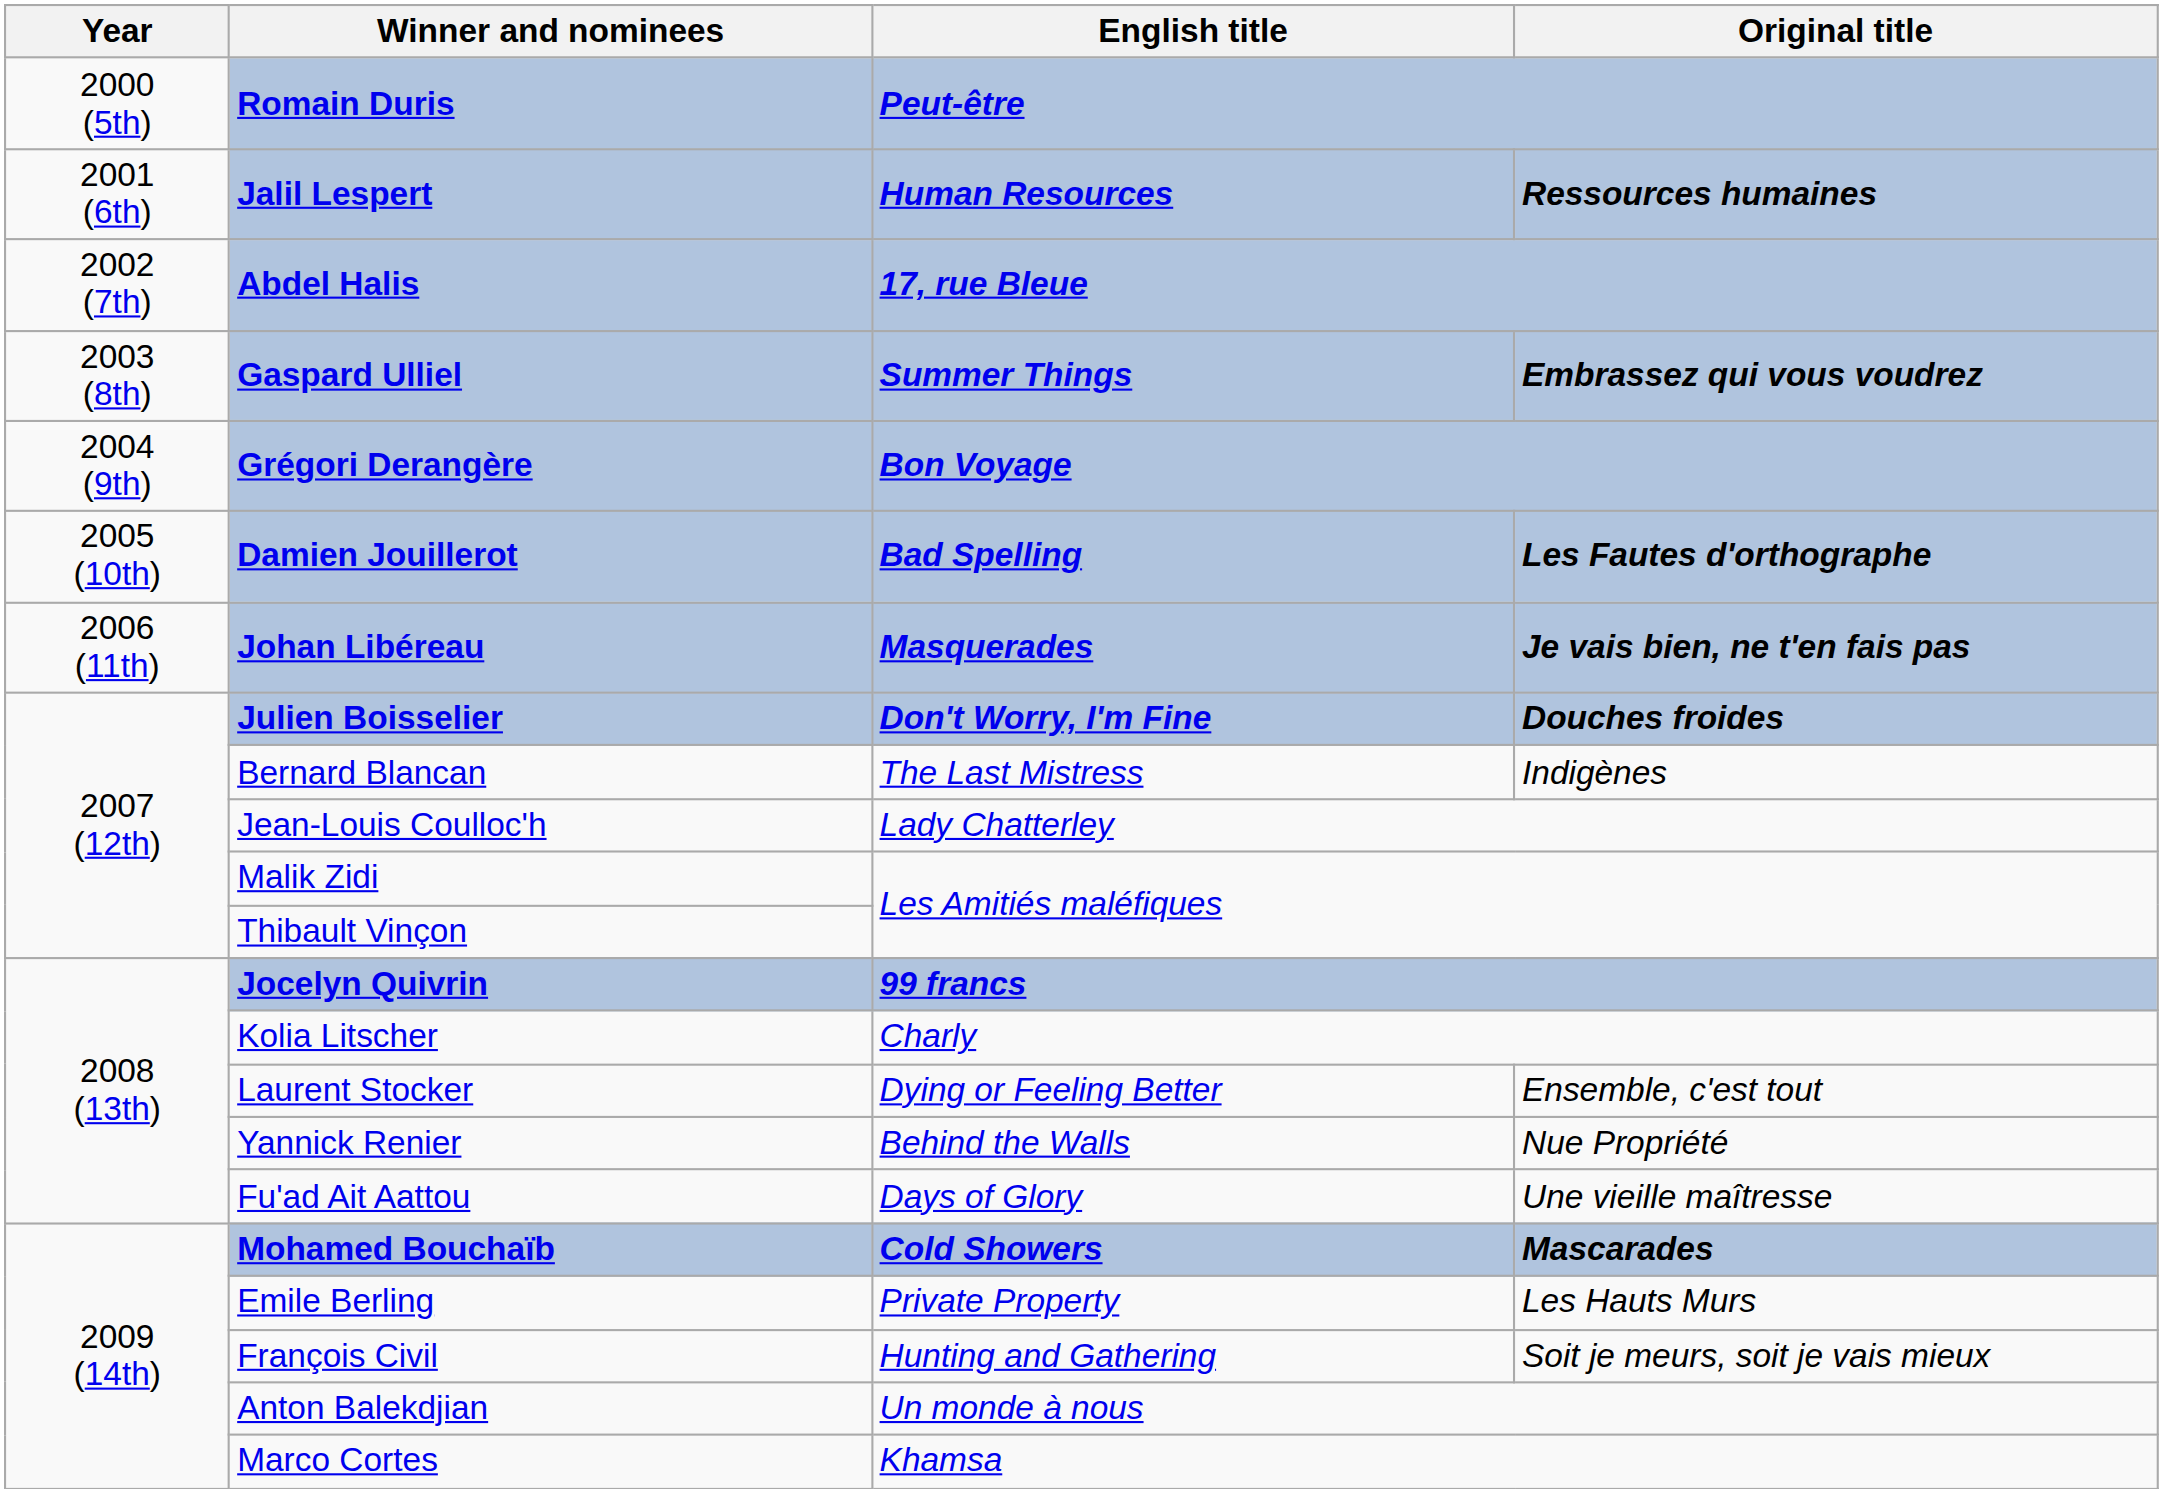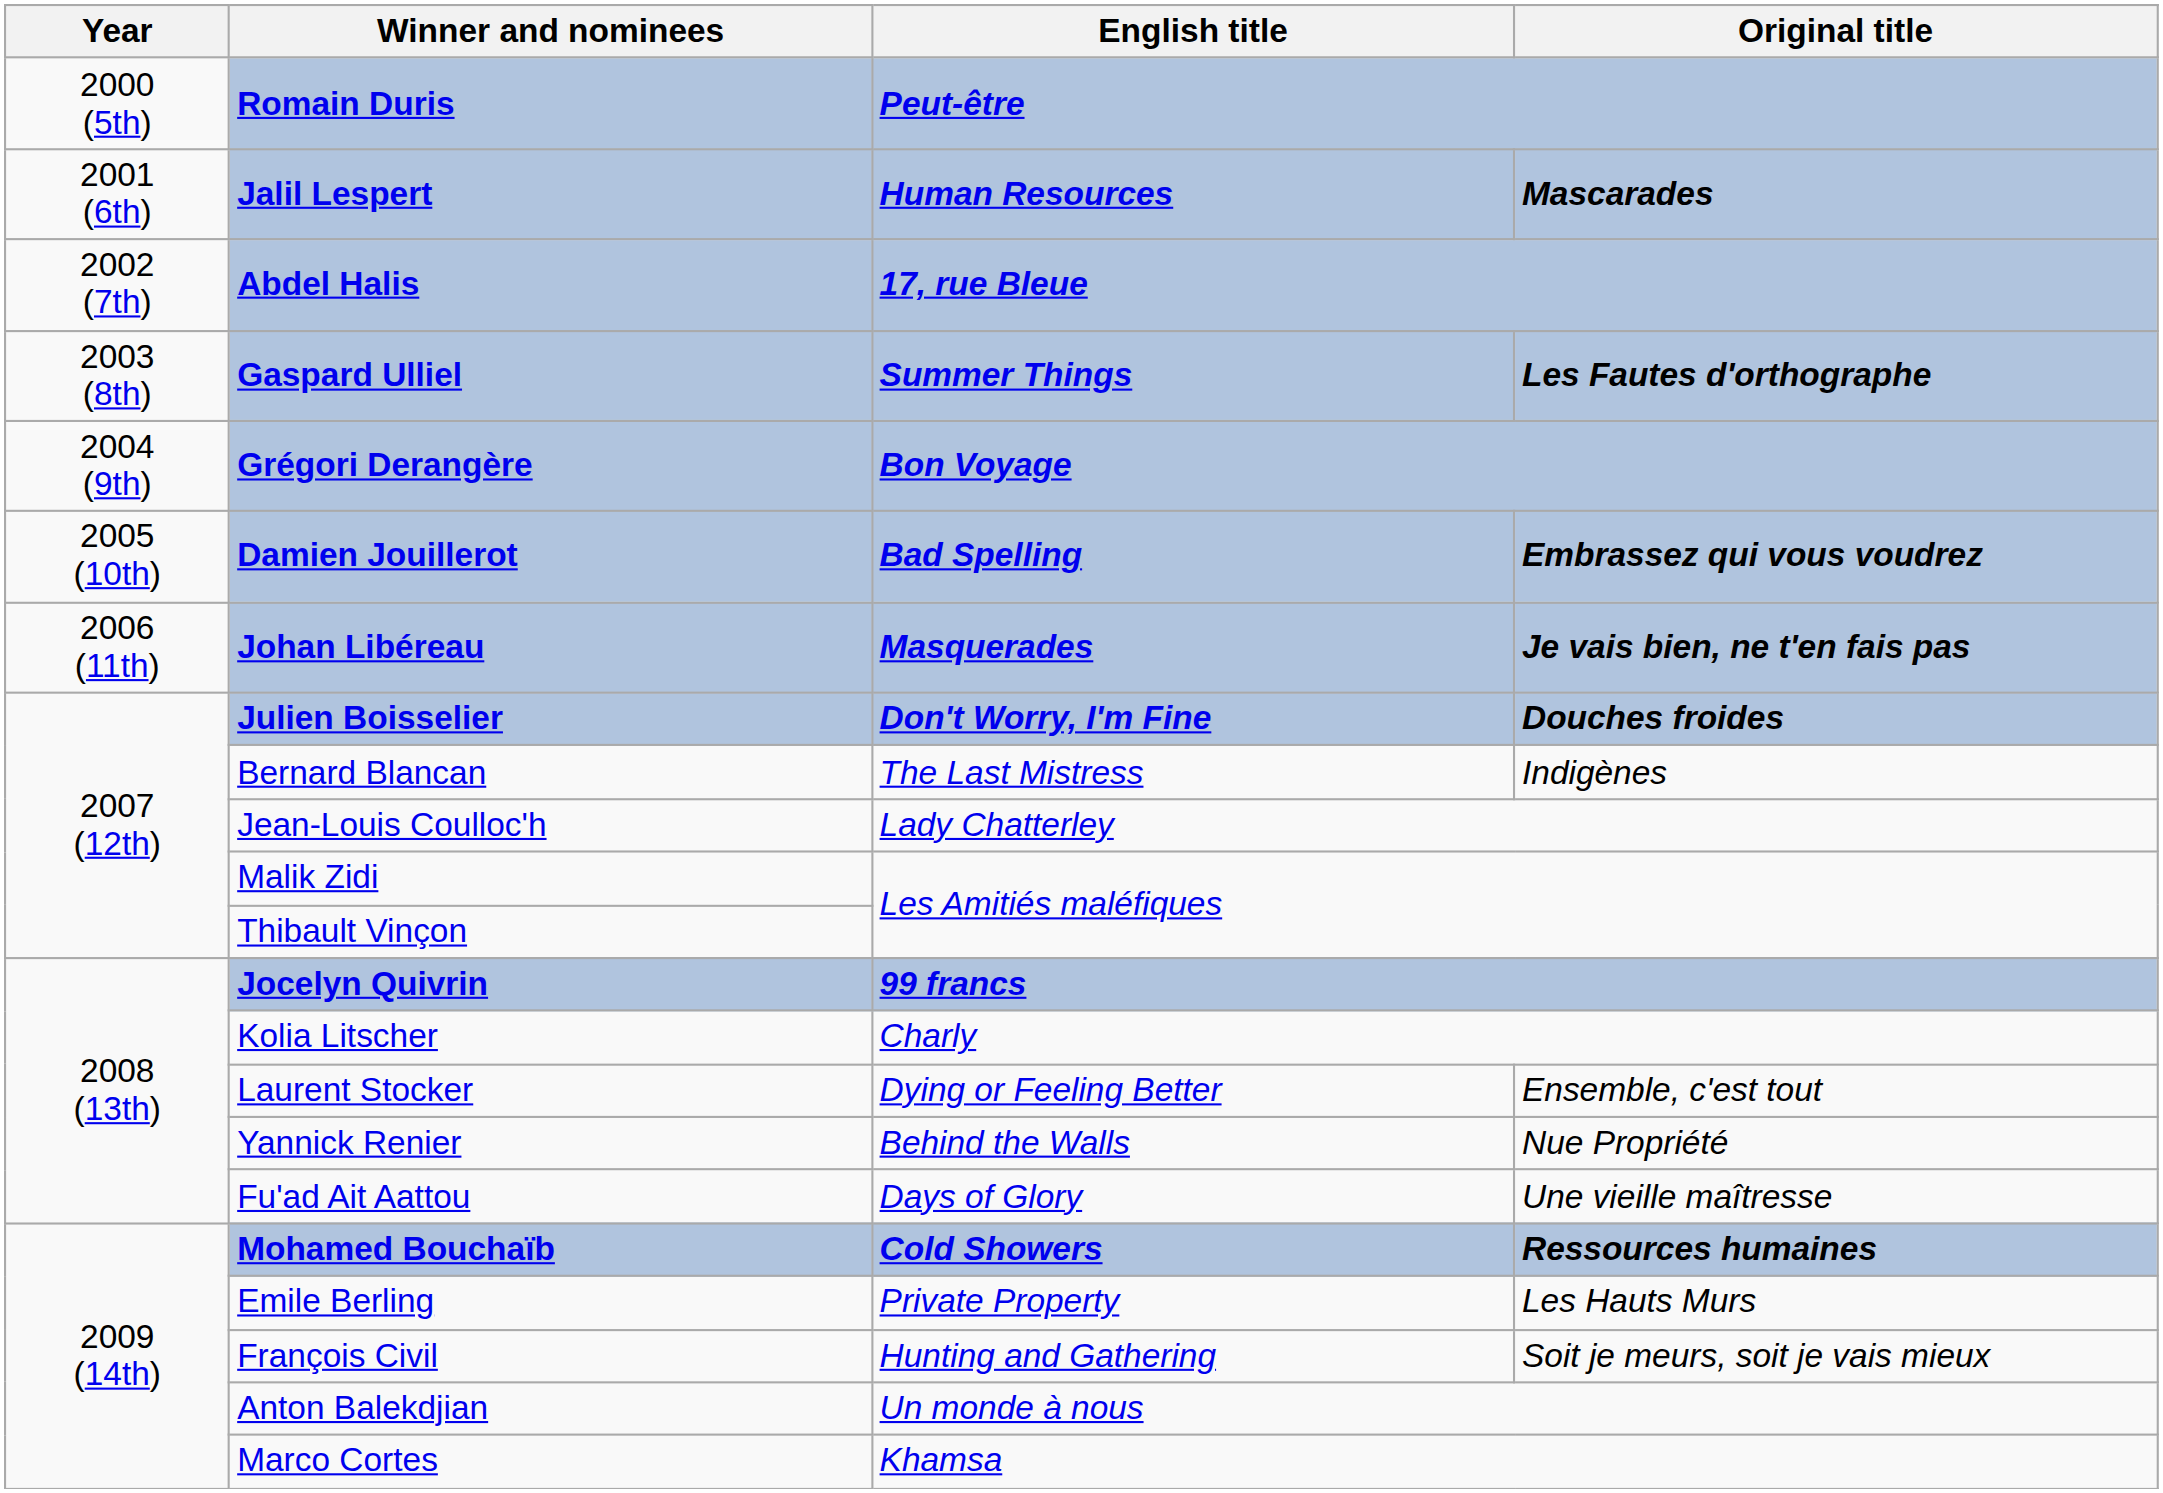(1699, 193) Ressources humaines -> (1618, 193) Mascarades
(1752, 374) Embrassez qui vous voudrez -> (1727, 374) Les Fautes d'orthographe
(1727, 556) Les Fautes d'orthographe -> (1752, 556) Embrassez qui vous voudrez
(1618, 1248) Mascarades -> (1699, 1248) Ressources humaines
